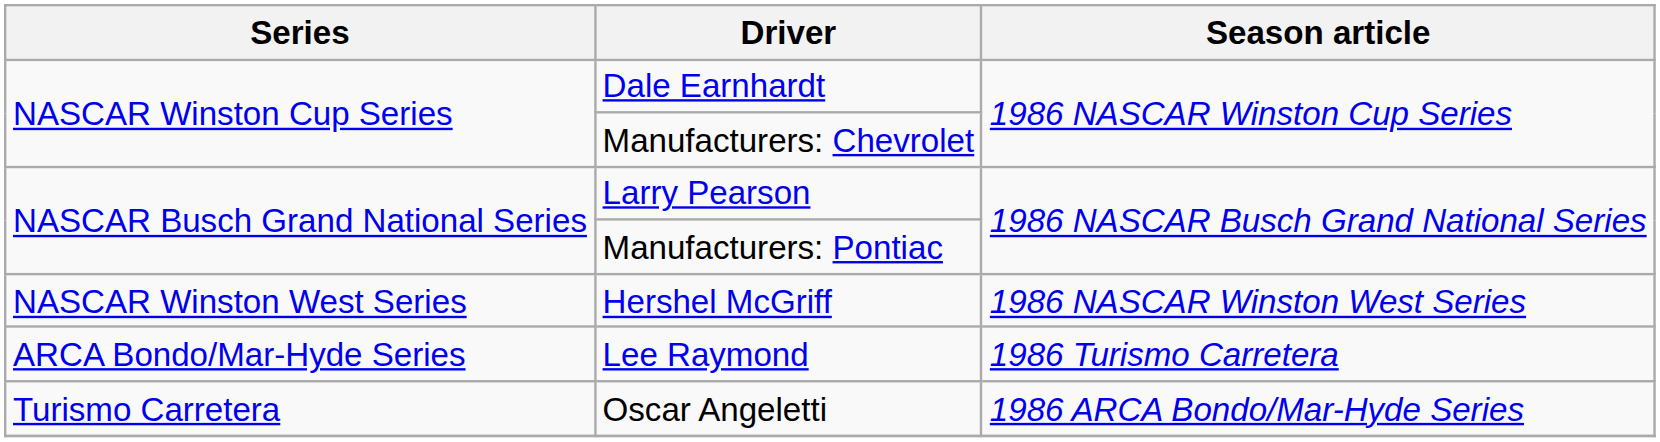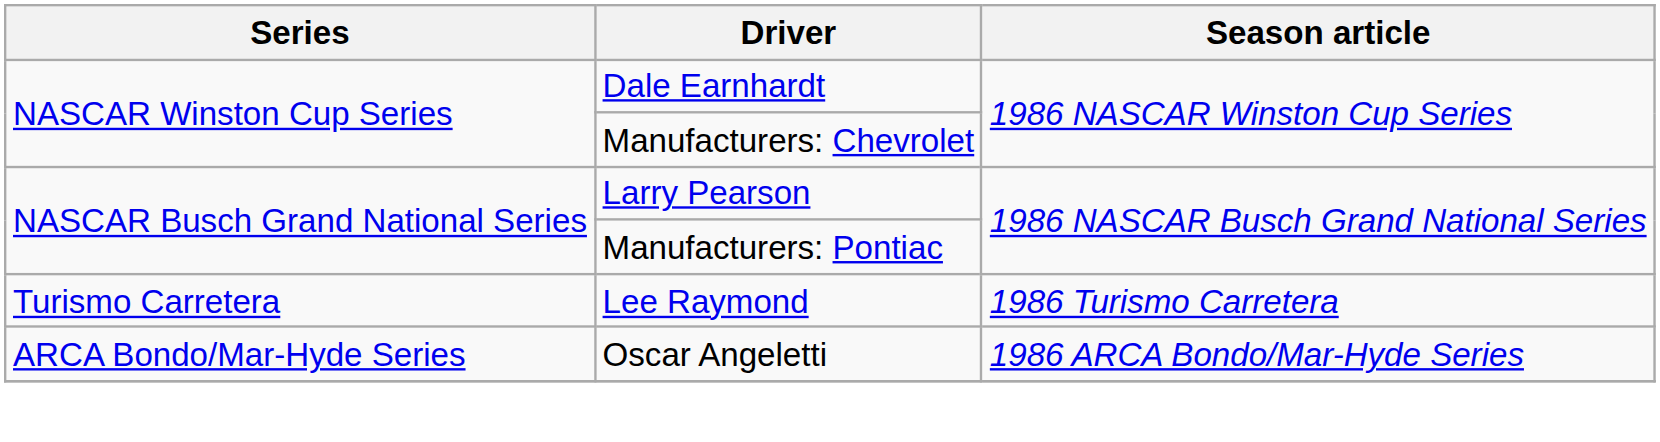- row: (717, 300)
(239, 354) ARCA Bondo/Mar-Hyde Series -> (147, 300) Turismo Carretera
(147, 408) Turismo Carretera -> (239, 354) ARCA Bondo/Mar-Hyde Series
